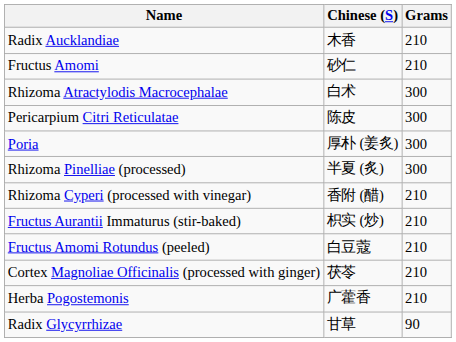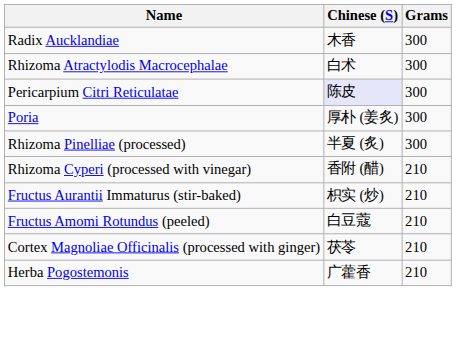(416, 40) 210 -> (416, 40) 300
- row: (53, 66)
(341, 117) no background -> (341, 91) lavender background
- row: (65, 324)
